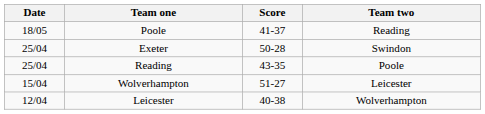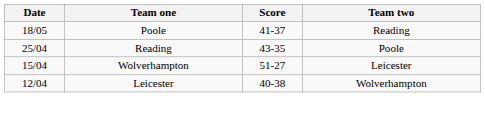- row: (153, 48)
